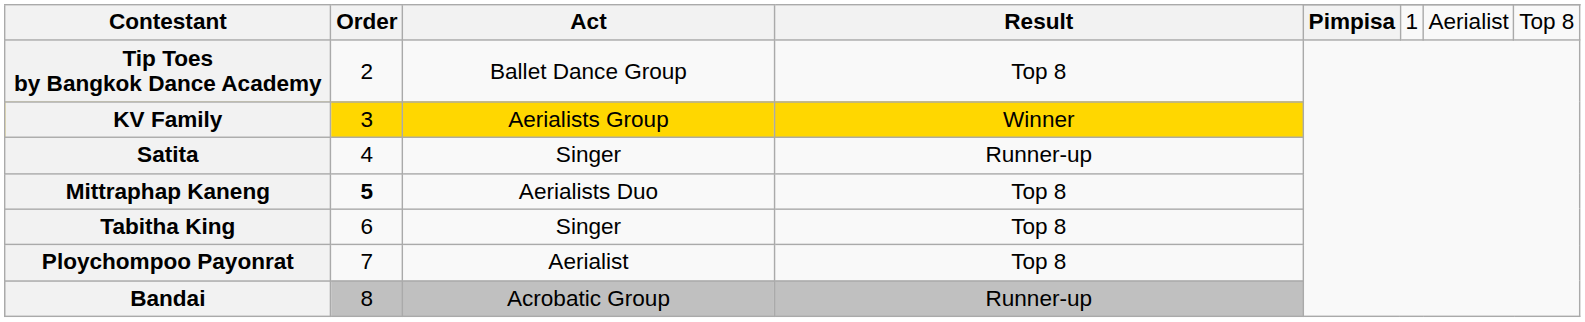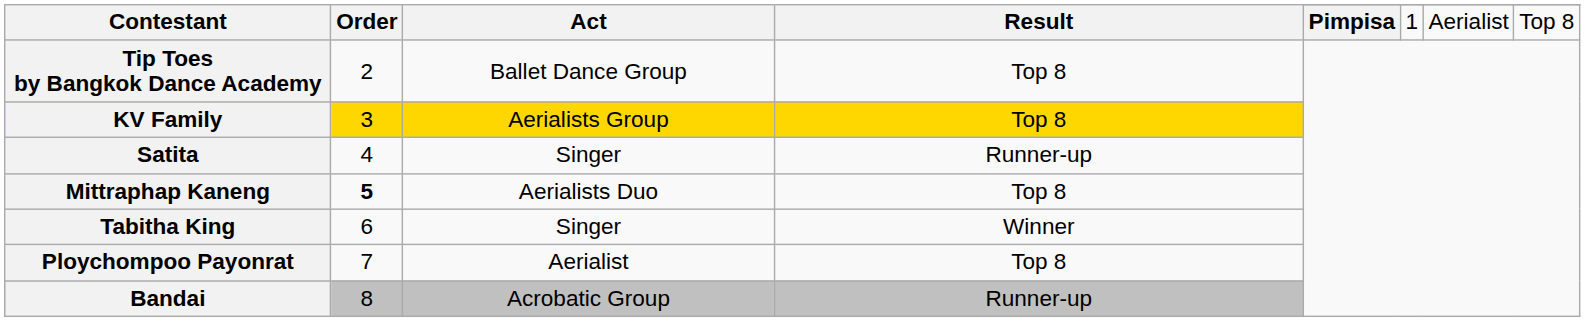(1039, 119) Winner -> (1039, 119) Top 8
(1039, 226) Top 8 -> (1039, 226) Winner
